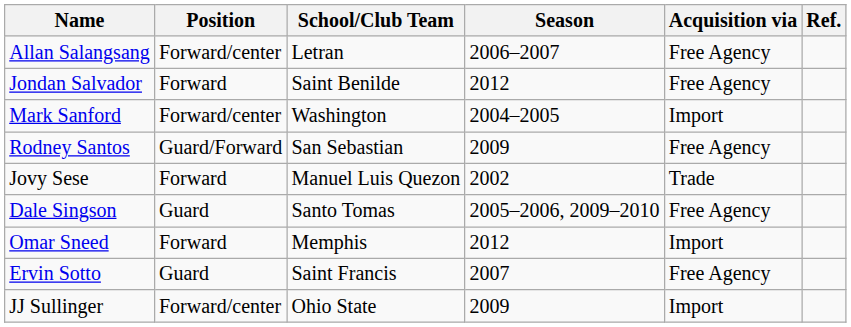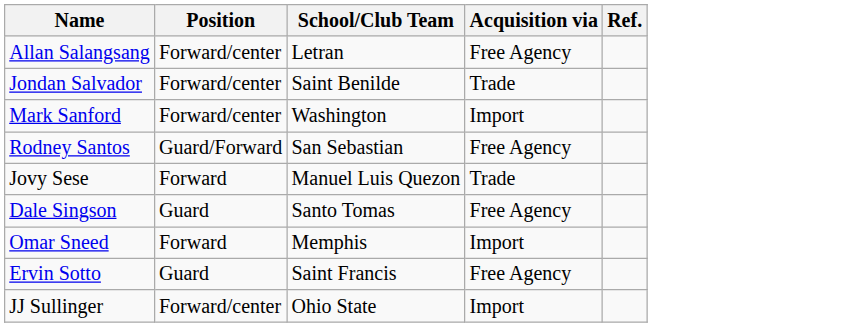- column: (565, 20)
(193, 83) Forward -> (220, 83) Forward/center
(720, 83) Free Agency -> (493, 83) Trade
